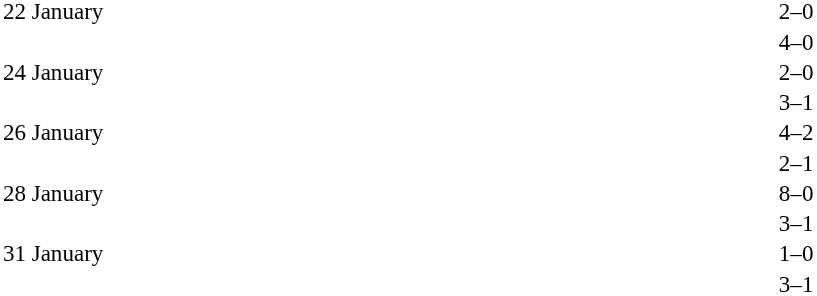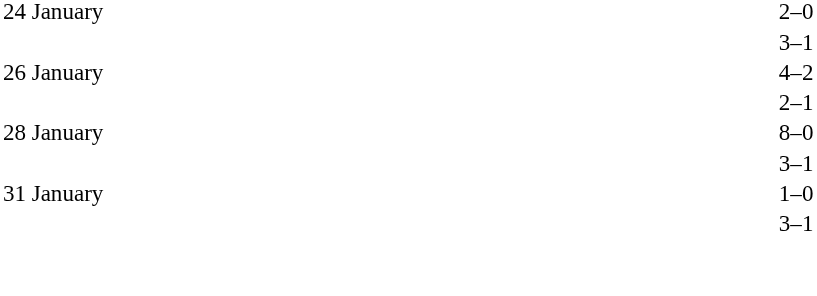- row: (53, 11)
- row: (160, 42)
